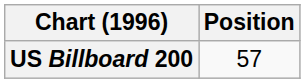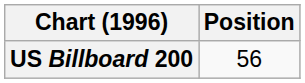(249, 59) 57 -> (249, 59) 56
